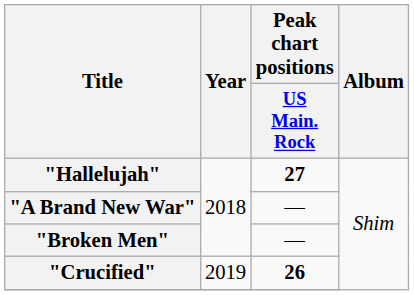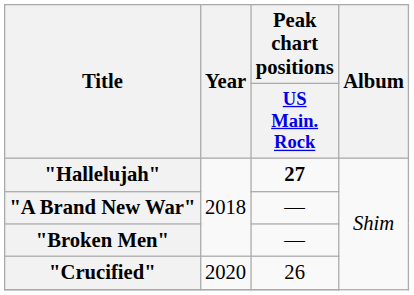(226, 272) 2019 -> (226, 272) 2020
(295, 272) bold -> (295, 272) normal
